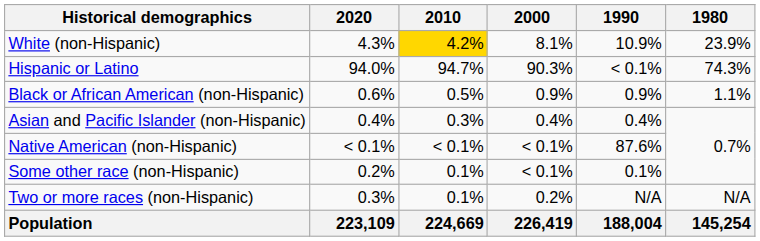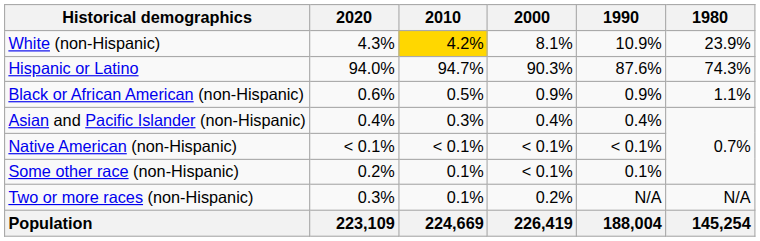(636, 69) < 0.1% -> (639, 69) 87.6%
(639, 146) 87.6% -> (636, 146) < 0.1%
